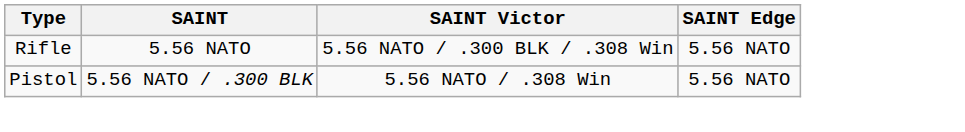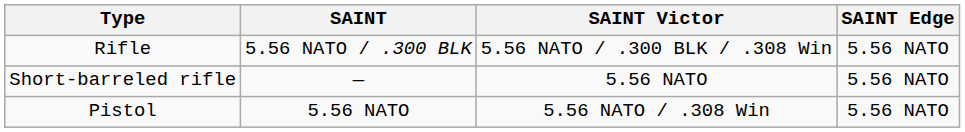(200, 51) 5.56 NATO -> (358, 51) 5.56 NATO / .300 BLK
+ row: (123, 81)
(200, 81) 5.56 NATO / .300 BLK -> (358, 112) 5.56 NATO
